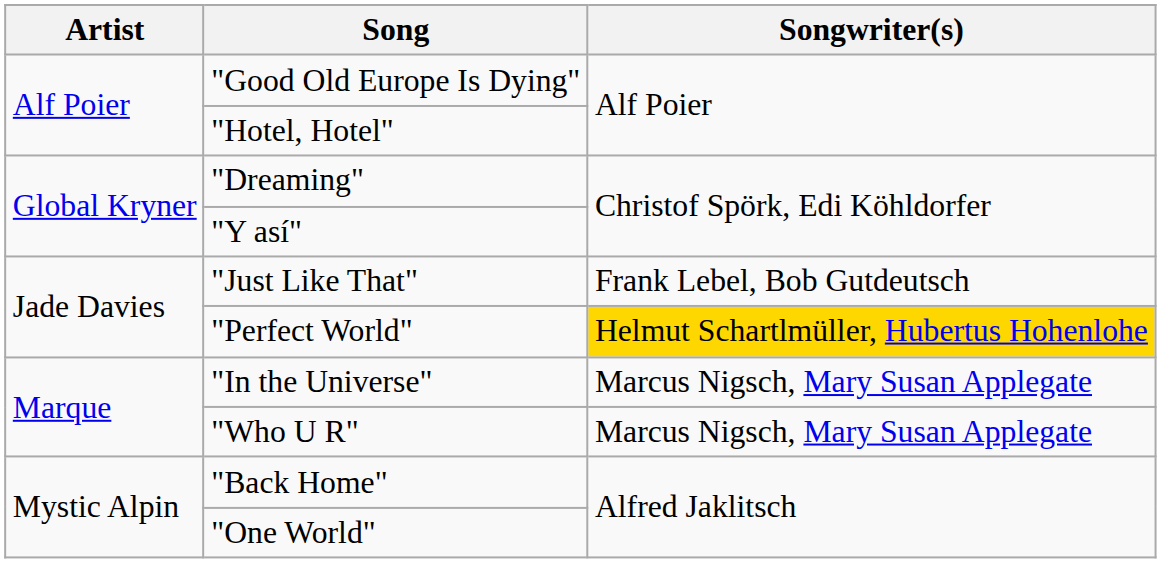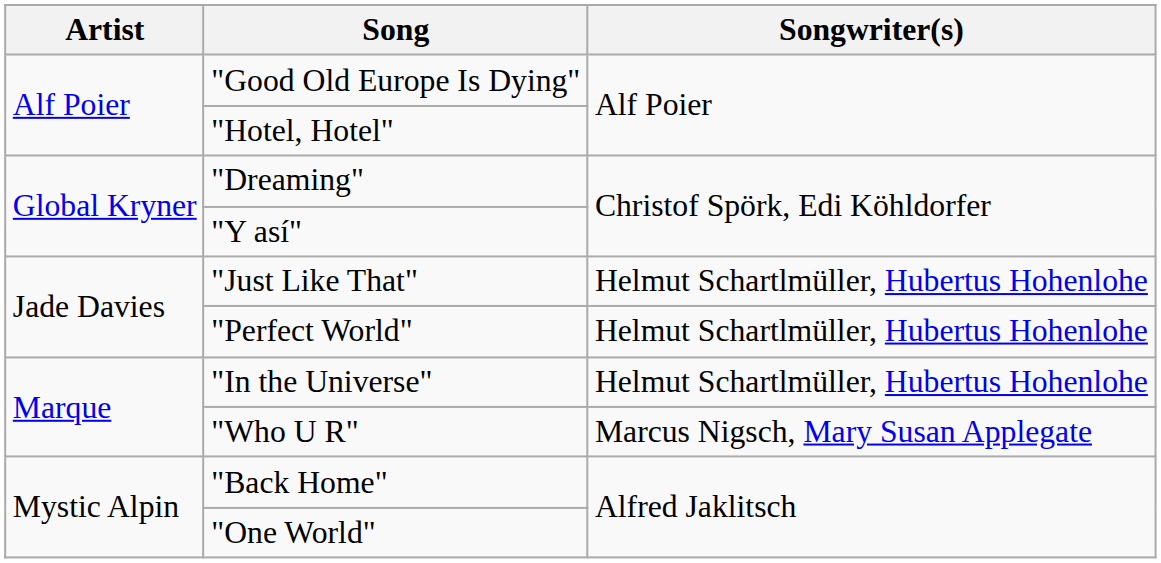(782, 280) Frank Lebel, Bob Gutdeutsch -> (871, 280) Helmut Schartlmüller, Hubertus Hohenlohe
(871, 331) gold background -> (871, 331) no background
(843, 381) Marcus Nigsch, Mary Susan Applegate -> (871, 381) Helmut Schartlmüller, Hubertus Hohenlohe
